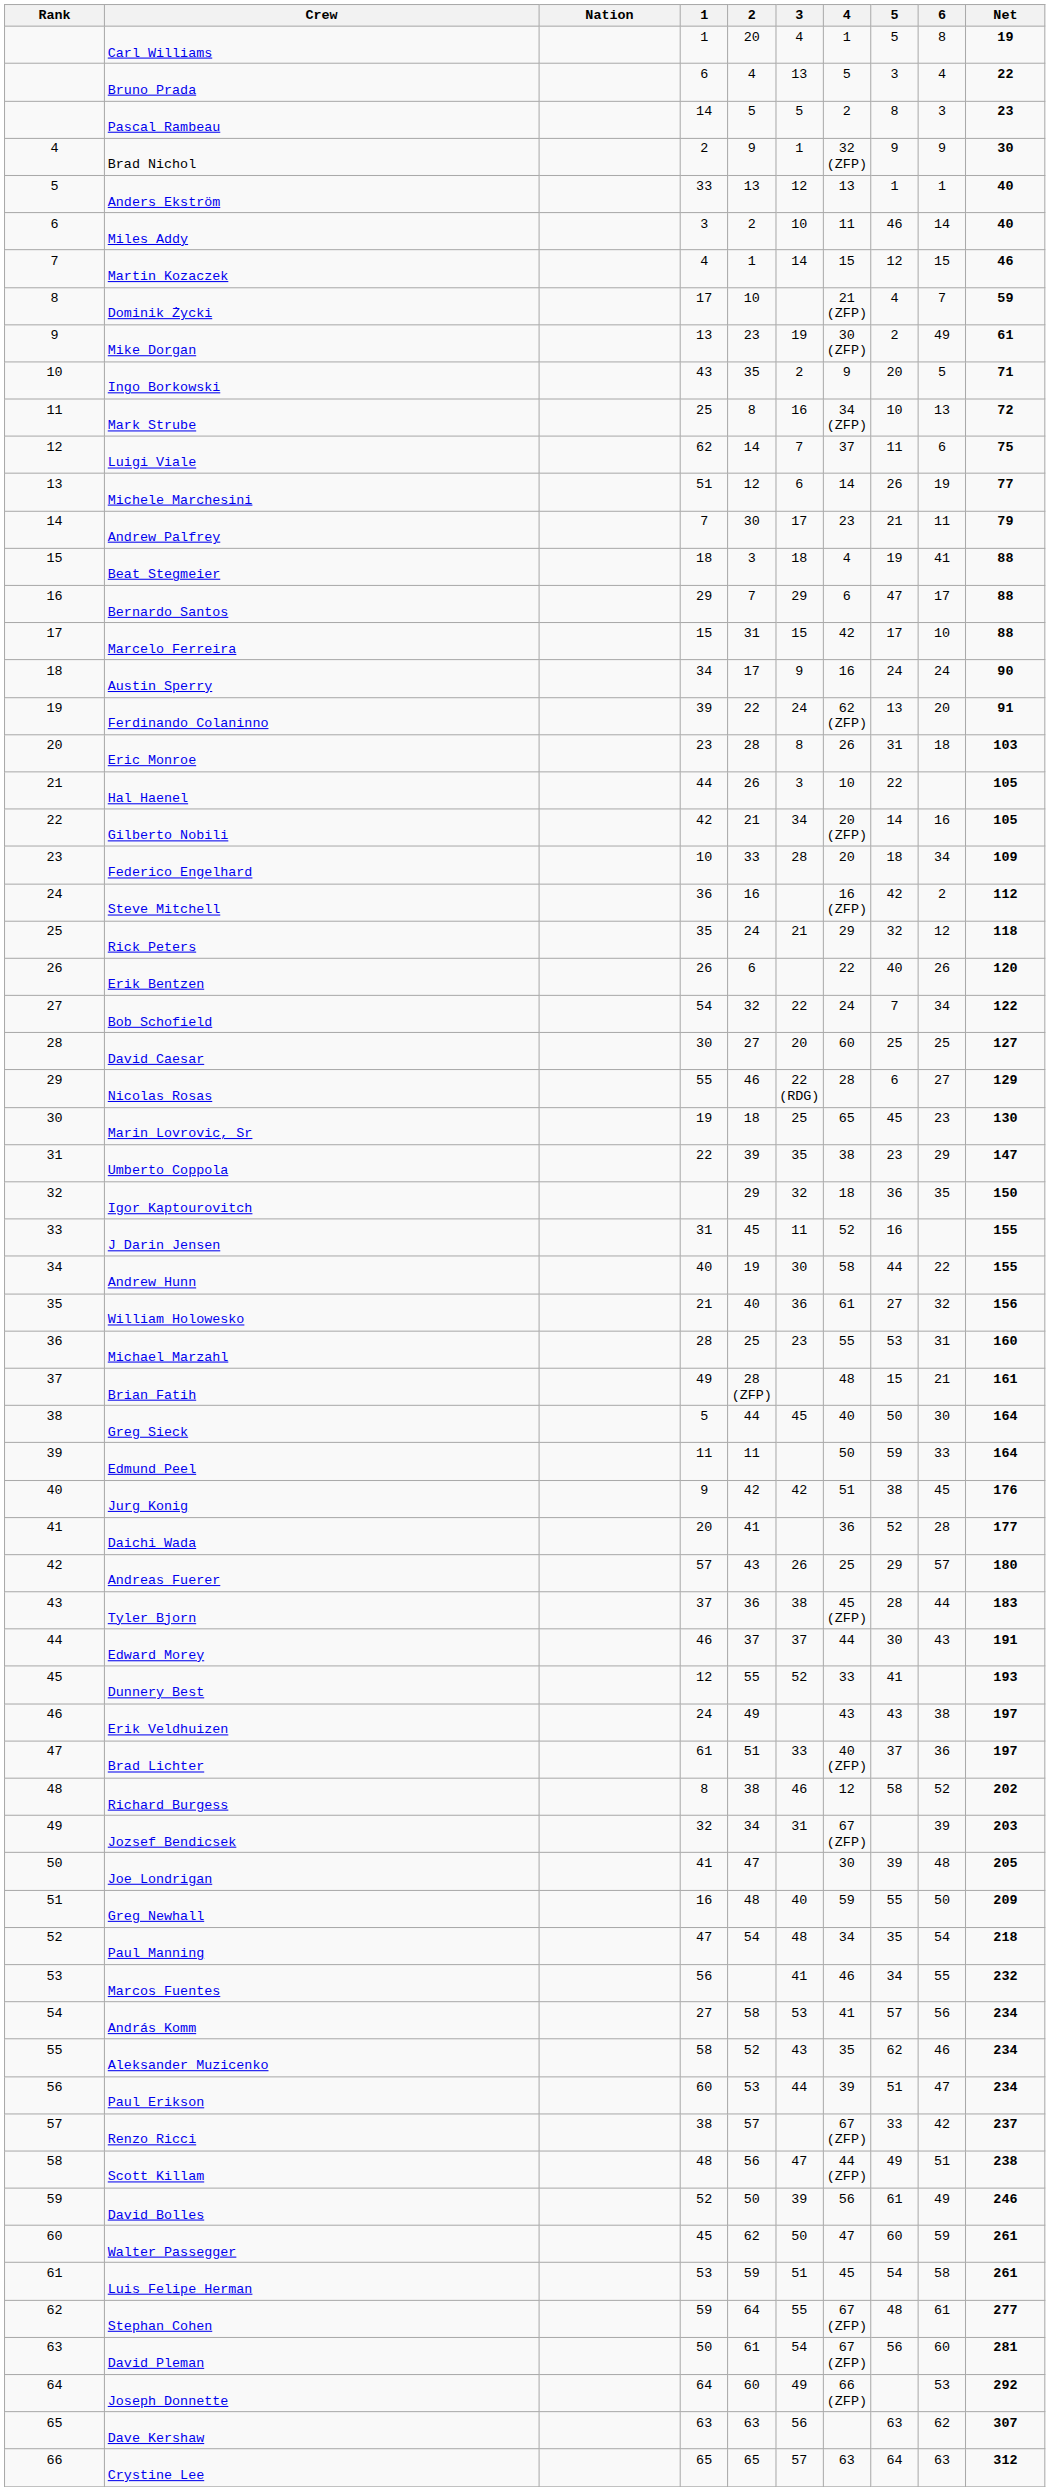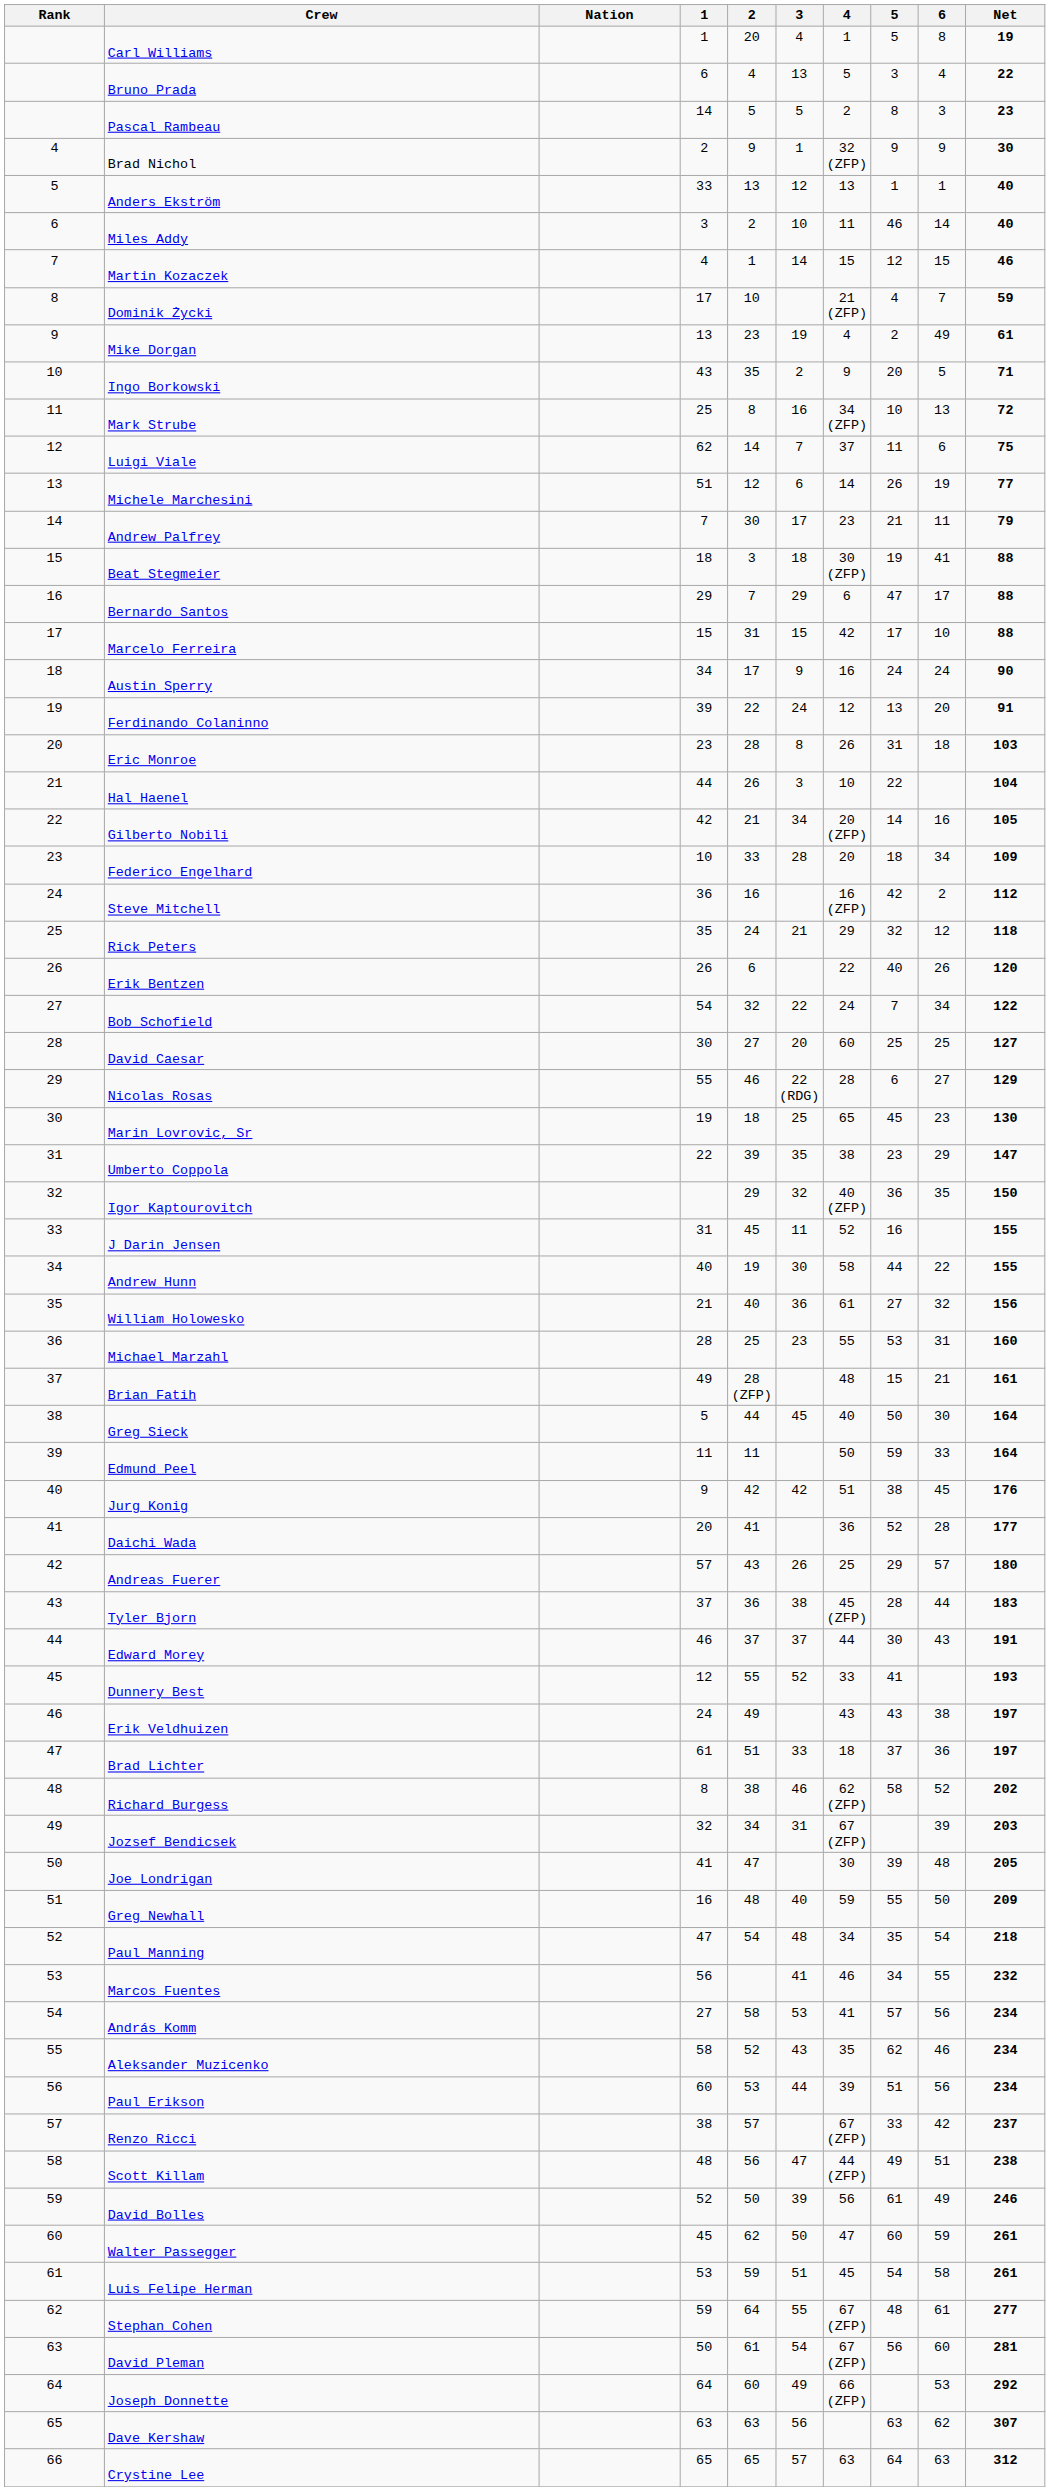(847, 343) 30 (ZFP) -> (847, 335) 4
(847, 559) 4 -> (847, 567) 30 (ZFP)
(847, 716) 62 (ZFP) -> (847, 708) 12
(1005, 783) 105 -> (1005, 783) 104
(847, 1193) 18 -> (847, 1200) 40 (ZFP)
(847, 1760) 40 (ZFP) -> (847, 1752) 18
(847, 1789) 12 -> (847, 1797) 62 (ZFP)
(942, 2087) 47 -> (942, 2087) 56
